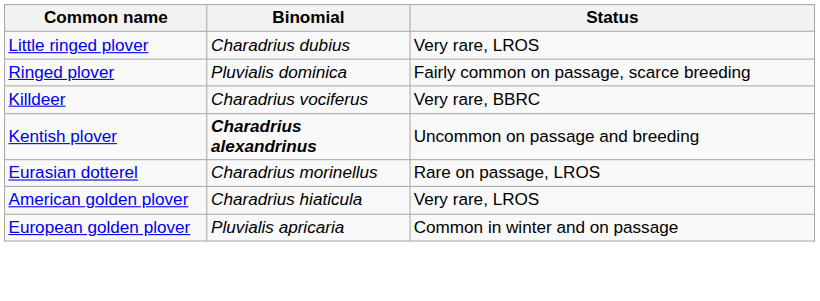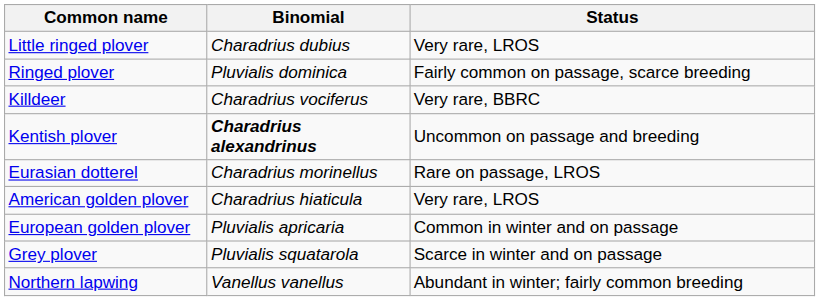+ row: (53, 254)
+ row: (73, 281)
